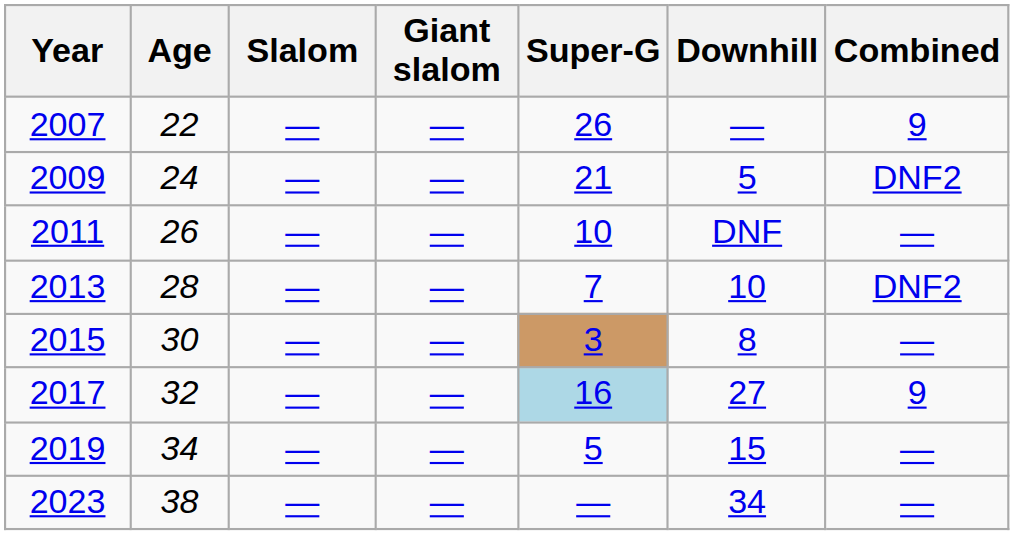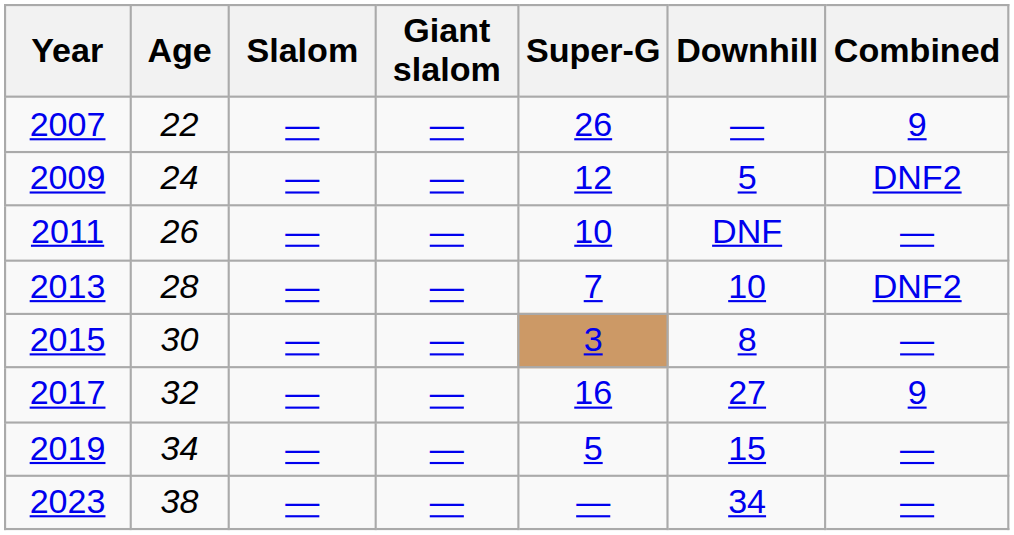(593, 177) 21 -> (593, 177) 12
(593, 394) lightblue background -> (593, 394) no background
